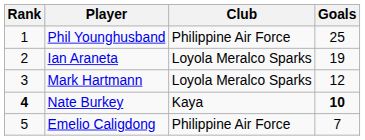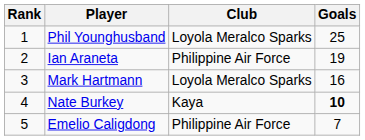(231, 37) Philippine Air Force -> (242, 37) Loyola Meralco Sparks
(242, 59) Loyola Meralco Sparks -> (231, 59) Philippine Air Force
(337, 80) 12 -> (337, 80) 16
(24, 102) bold -> (24, 102) normal
